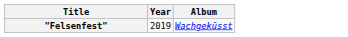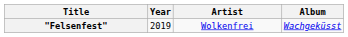+ column: (227, 11)
